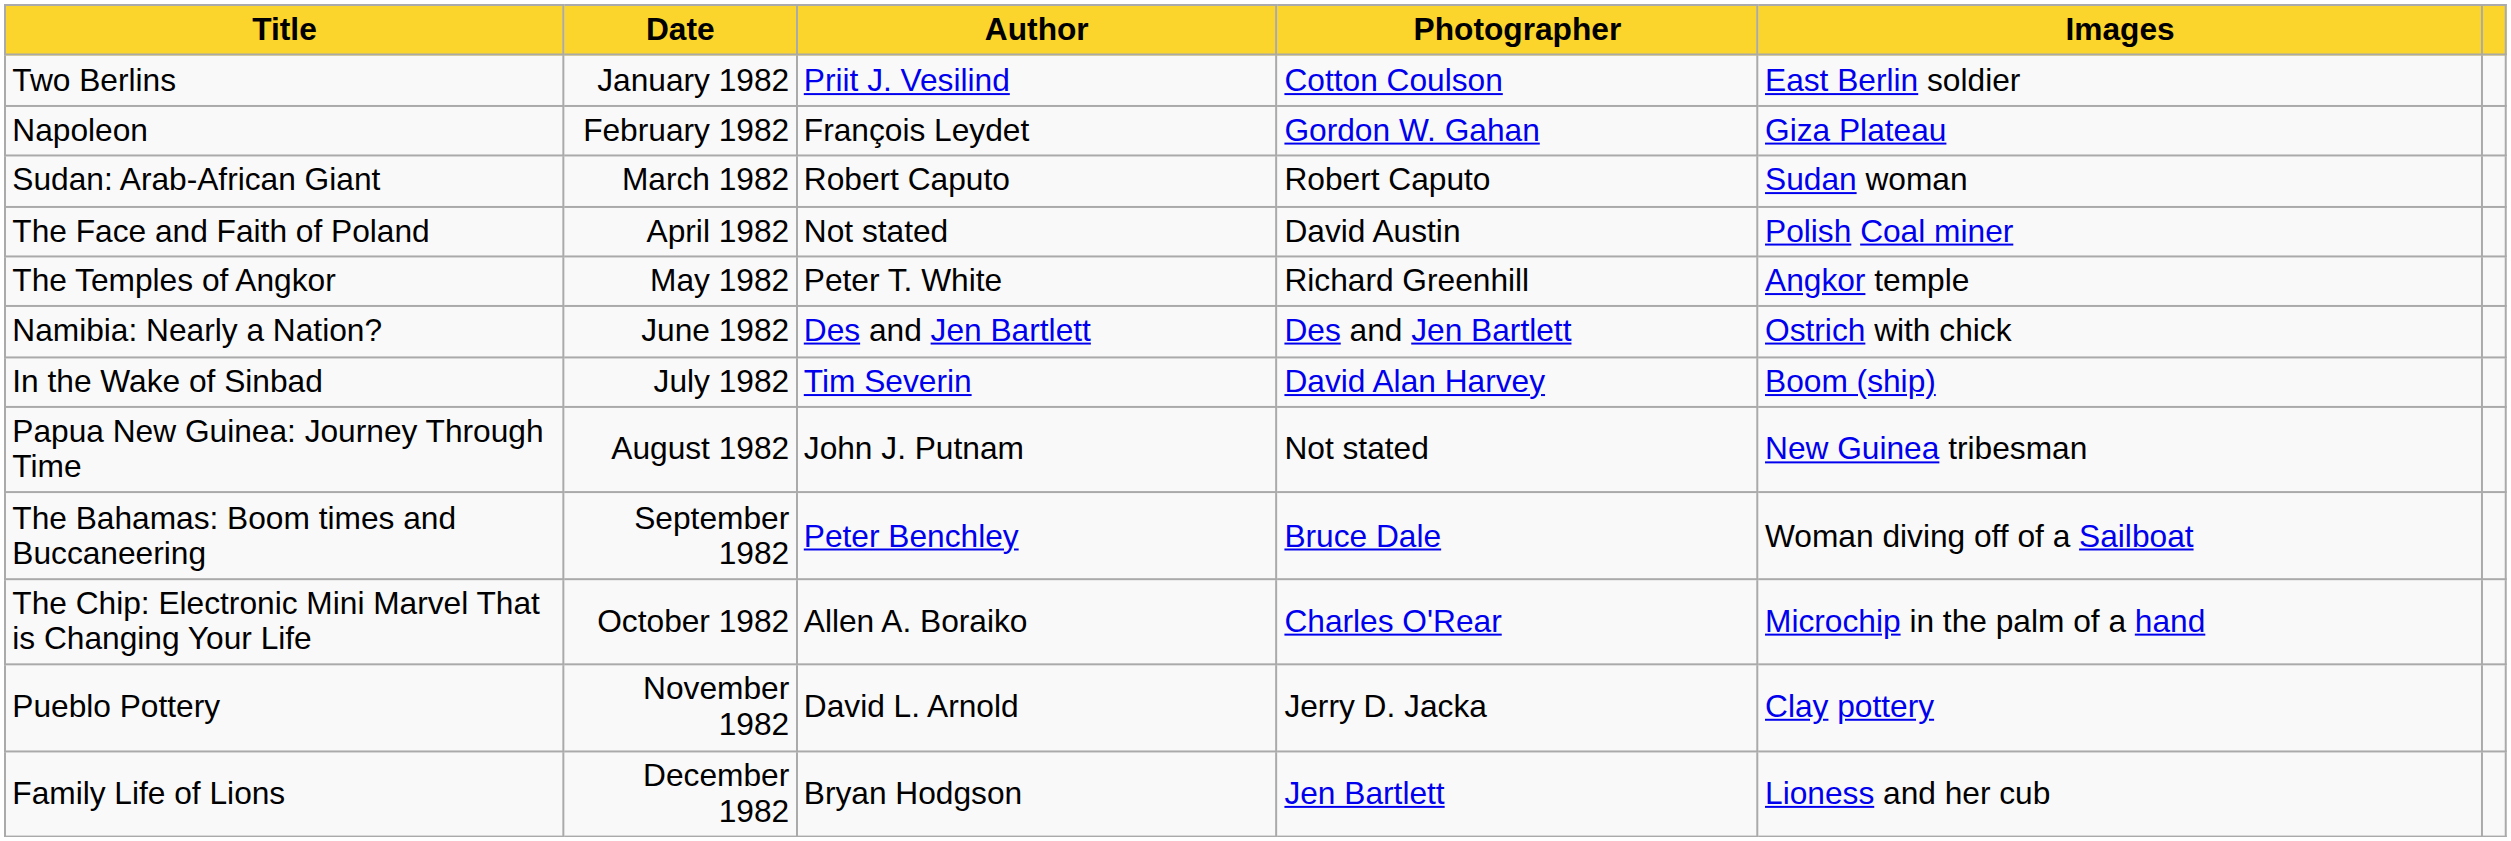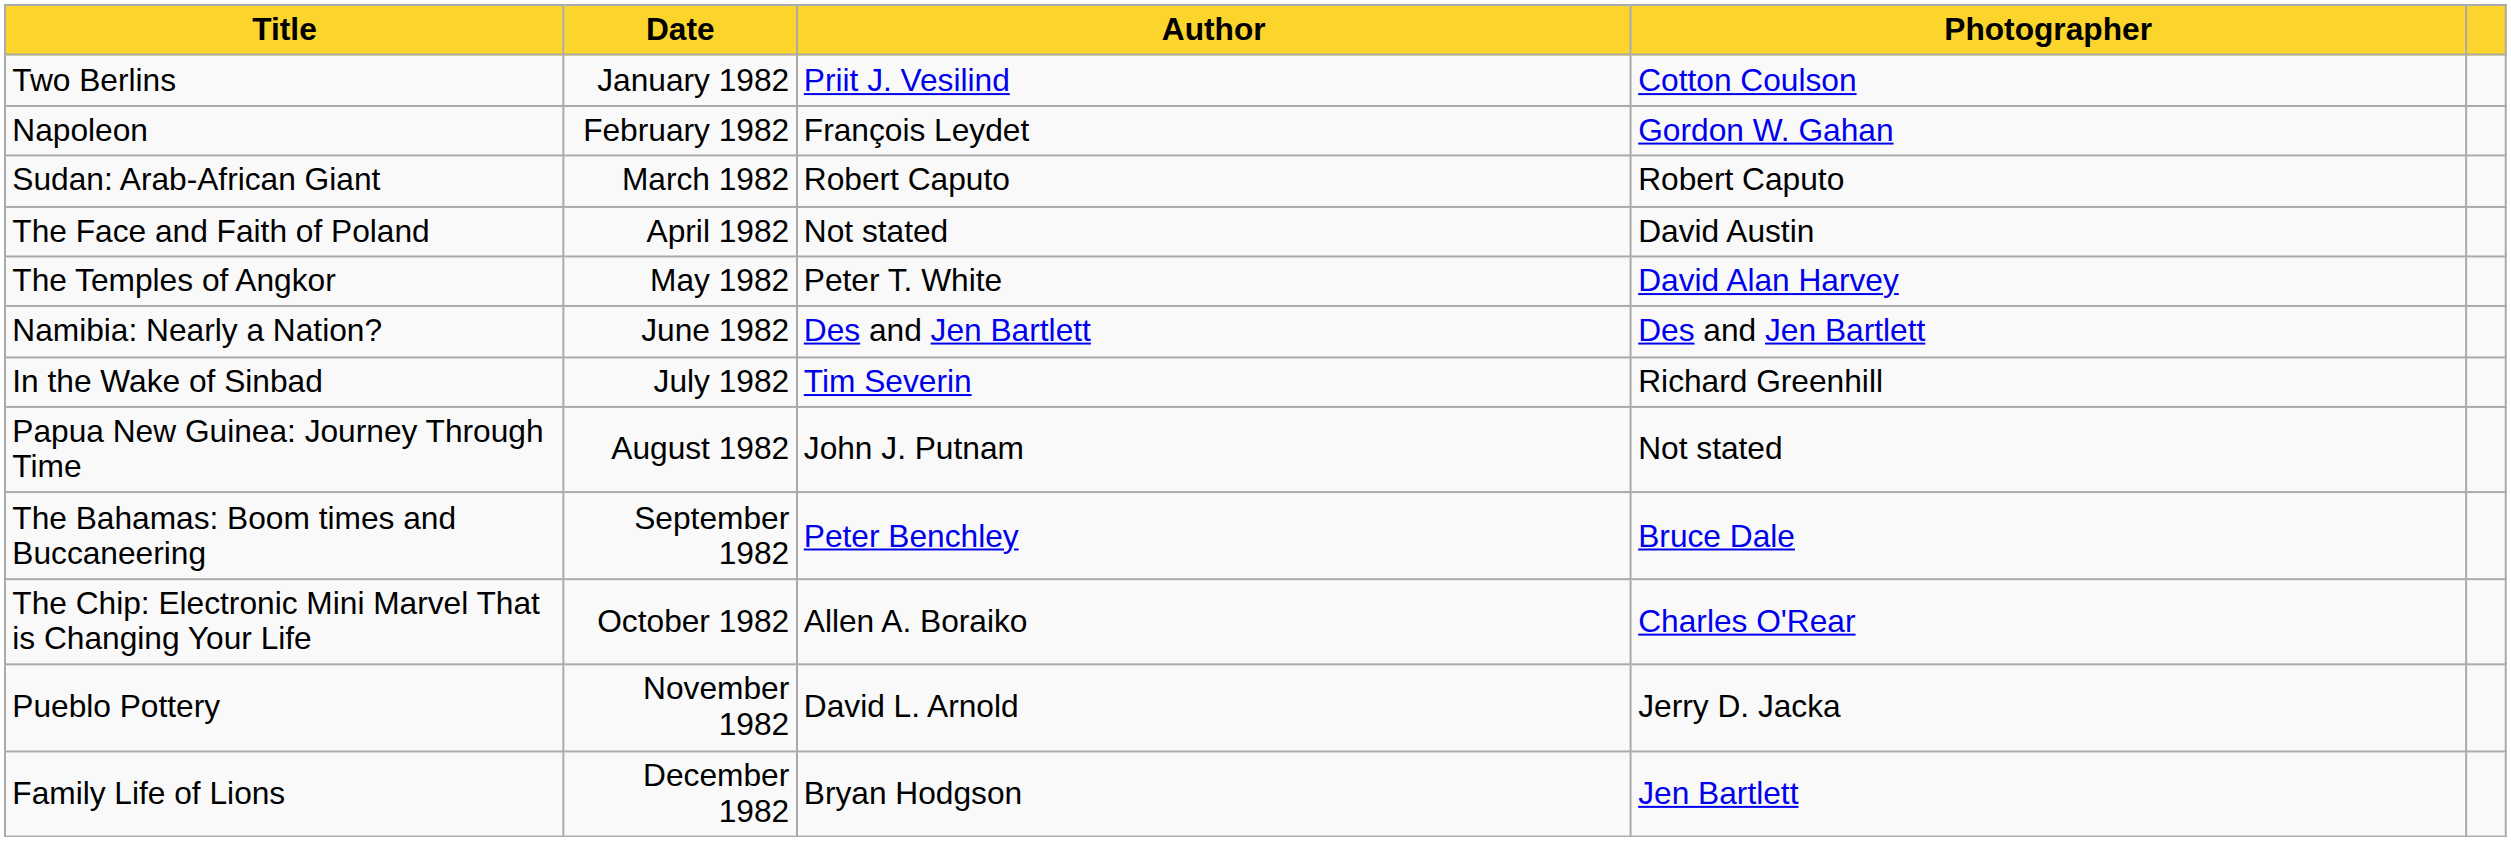- column: (2120, 29)
(1407, 280) Richard Greenhill -> (1769, 280) David Alan Harvey
(1415, 381) David Alan Harvey -> (1761, 381) Richard Greenhill
